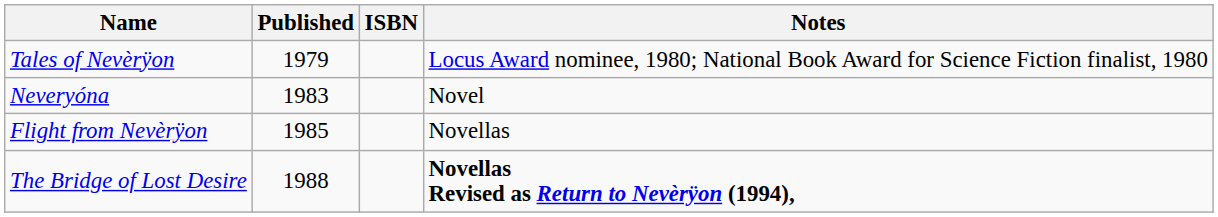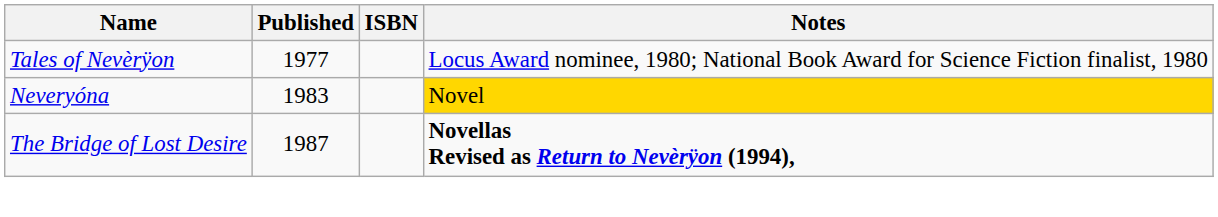(306, 58) 1979 -> (306, 58) 1977
(457, 95) no background -> (457, 95) gold background
- row: (109, 131)
(306, 180) 1988 -> (306, 144) 1987
